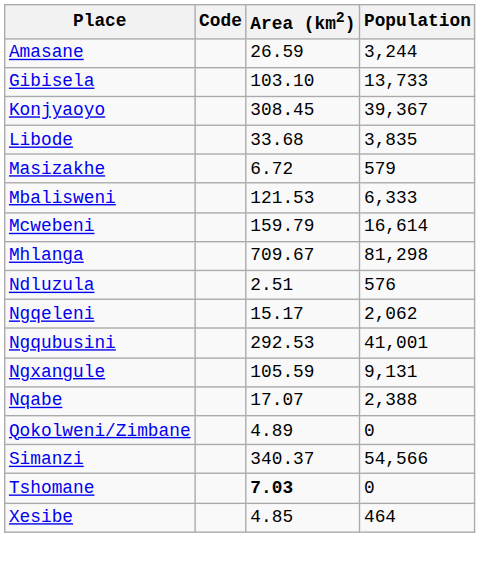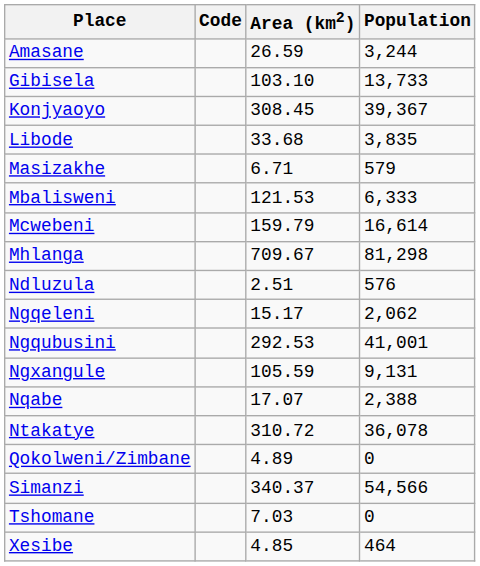(272, 169) 6.72 -> (272, 169) 6.71
+ row: (52, 430)
(272, 488) bold -> (272, 517) normal
